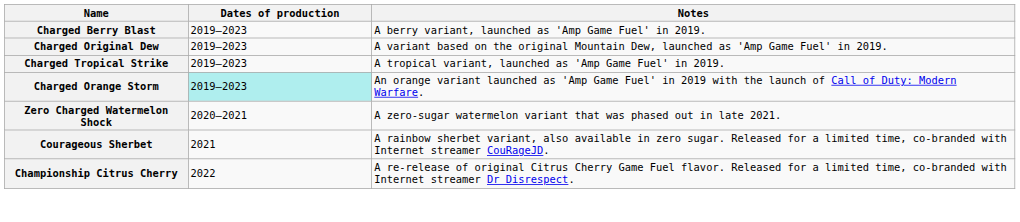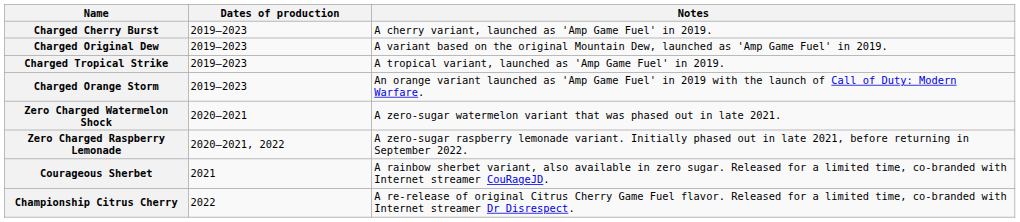+ row: (96, 30)
- row: (96, 30)
(219, 87) paleturquoise background -> (219, 87) no background
+ row: (96, 145)
